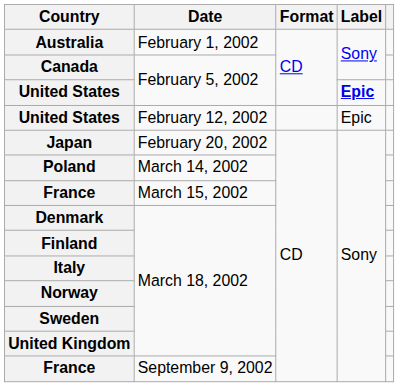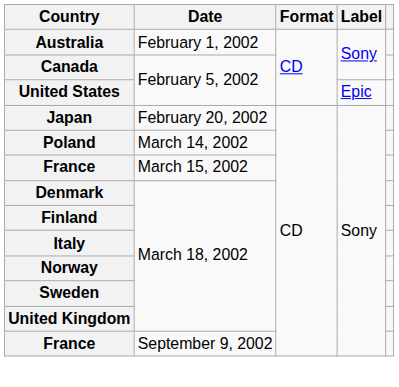(358, 92) bold -> (356, 92) normal
- row: (69, 117)
